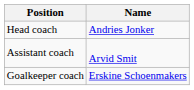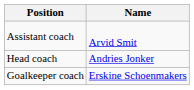rows swapped: (32, 30) <-> (40, 53)
